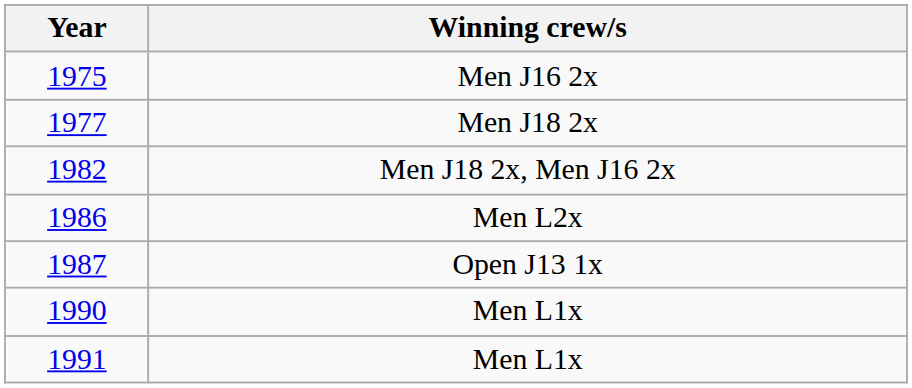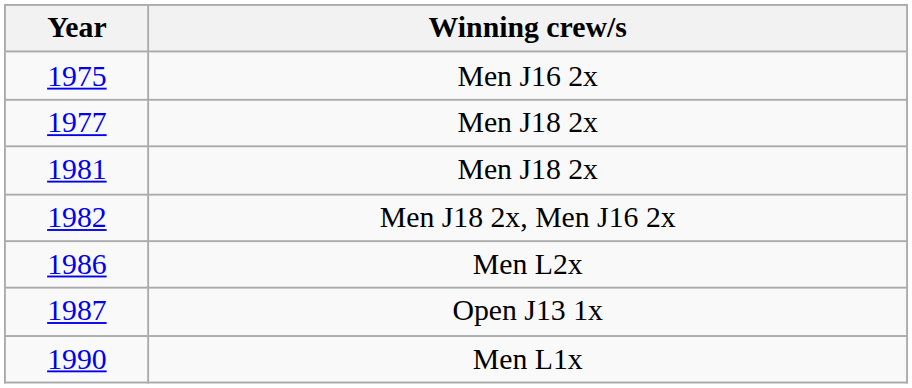+ row: (77, 169)
- row: (77, 358)
